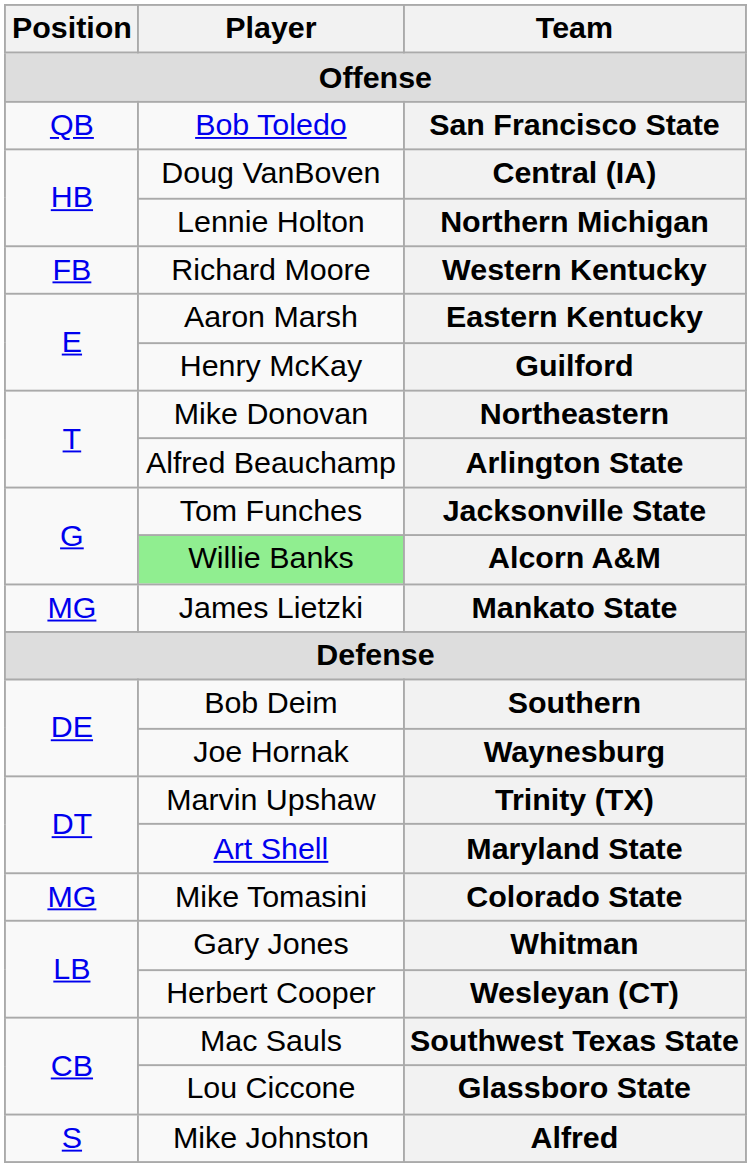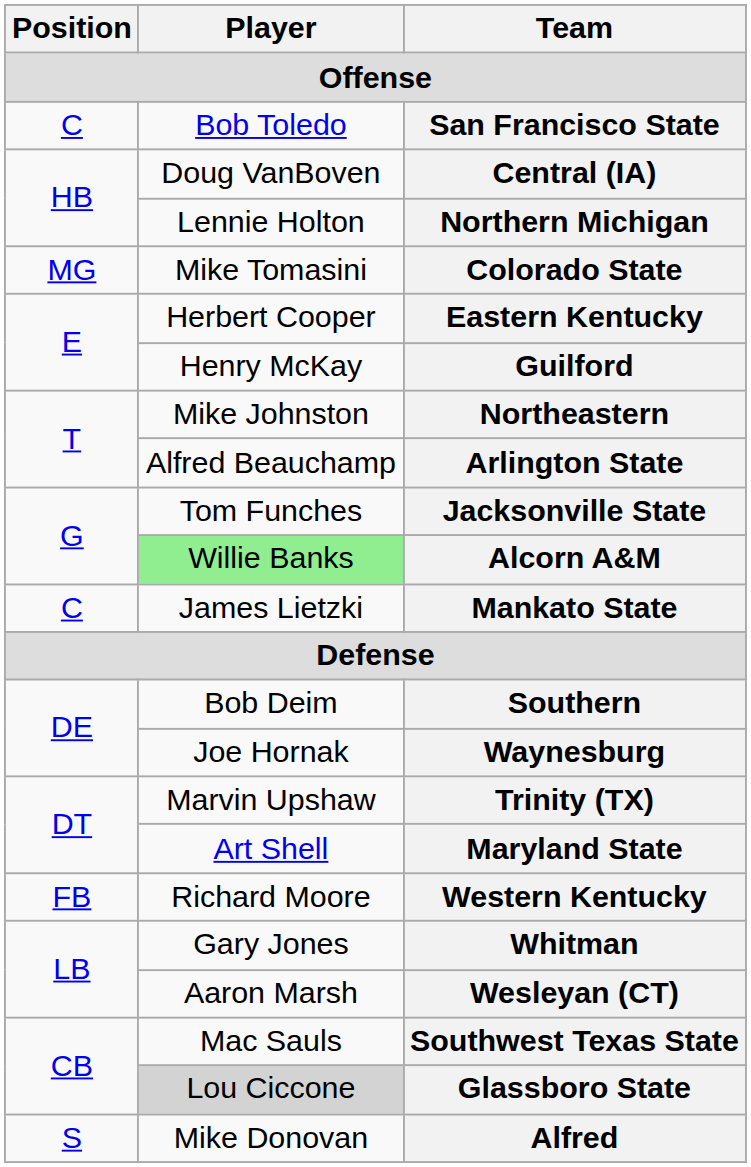(72, 125) QB -> (72, 125) C
rows swapped: (574, 269) <-> (574, 896)
(271, 317) Aaron Marsh -> (271, 317) Herbert Cooper
(271, 414) Mike Donovan -> (271, 414) Mike Johnston
(72, 607) MG -> (72, 607) C
(271, 992) Herbert Cooper -> (271, 992) Aaron Marsh
(271, 1089) no background -> (271, 1089) lightgrey background
(271, 1137) Mike Johnston -> (271, 1137) Mike Donovan
